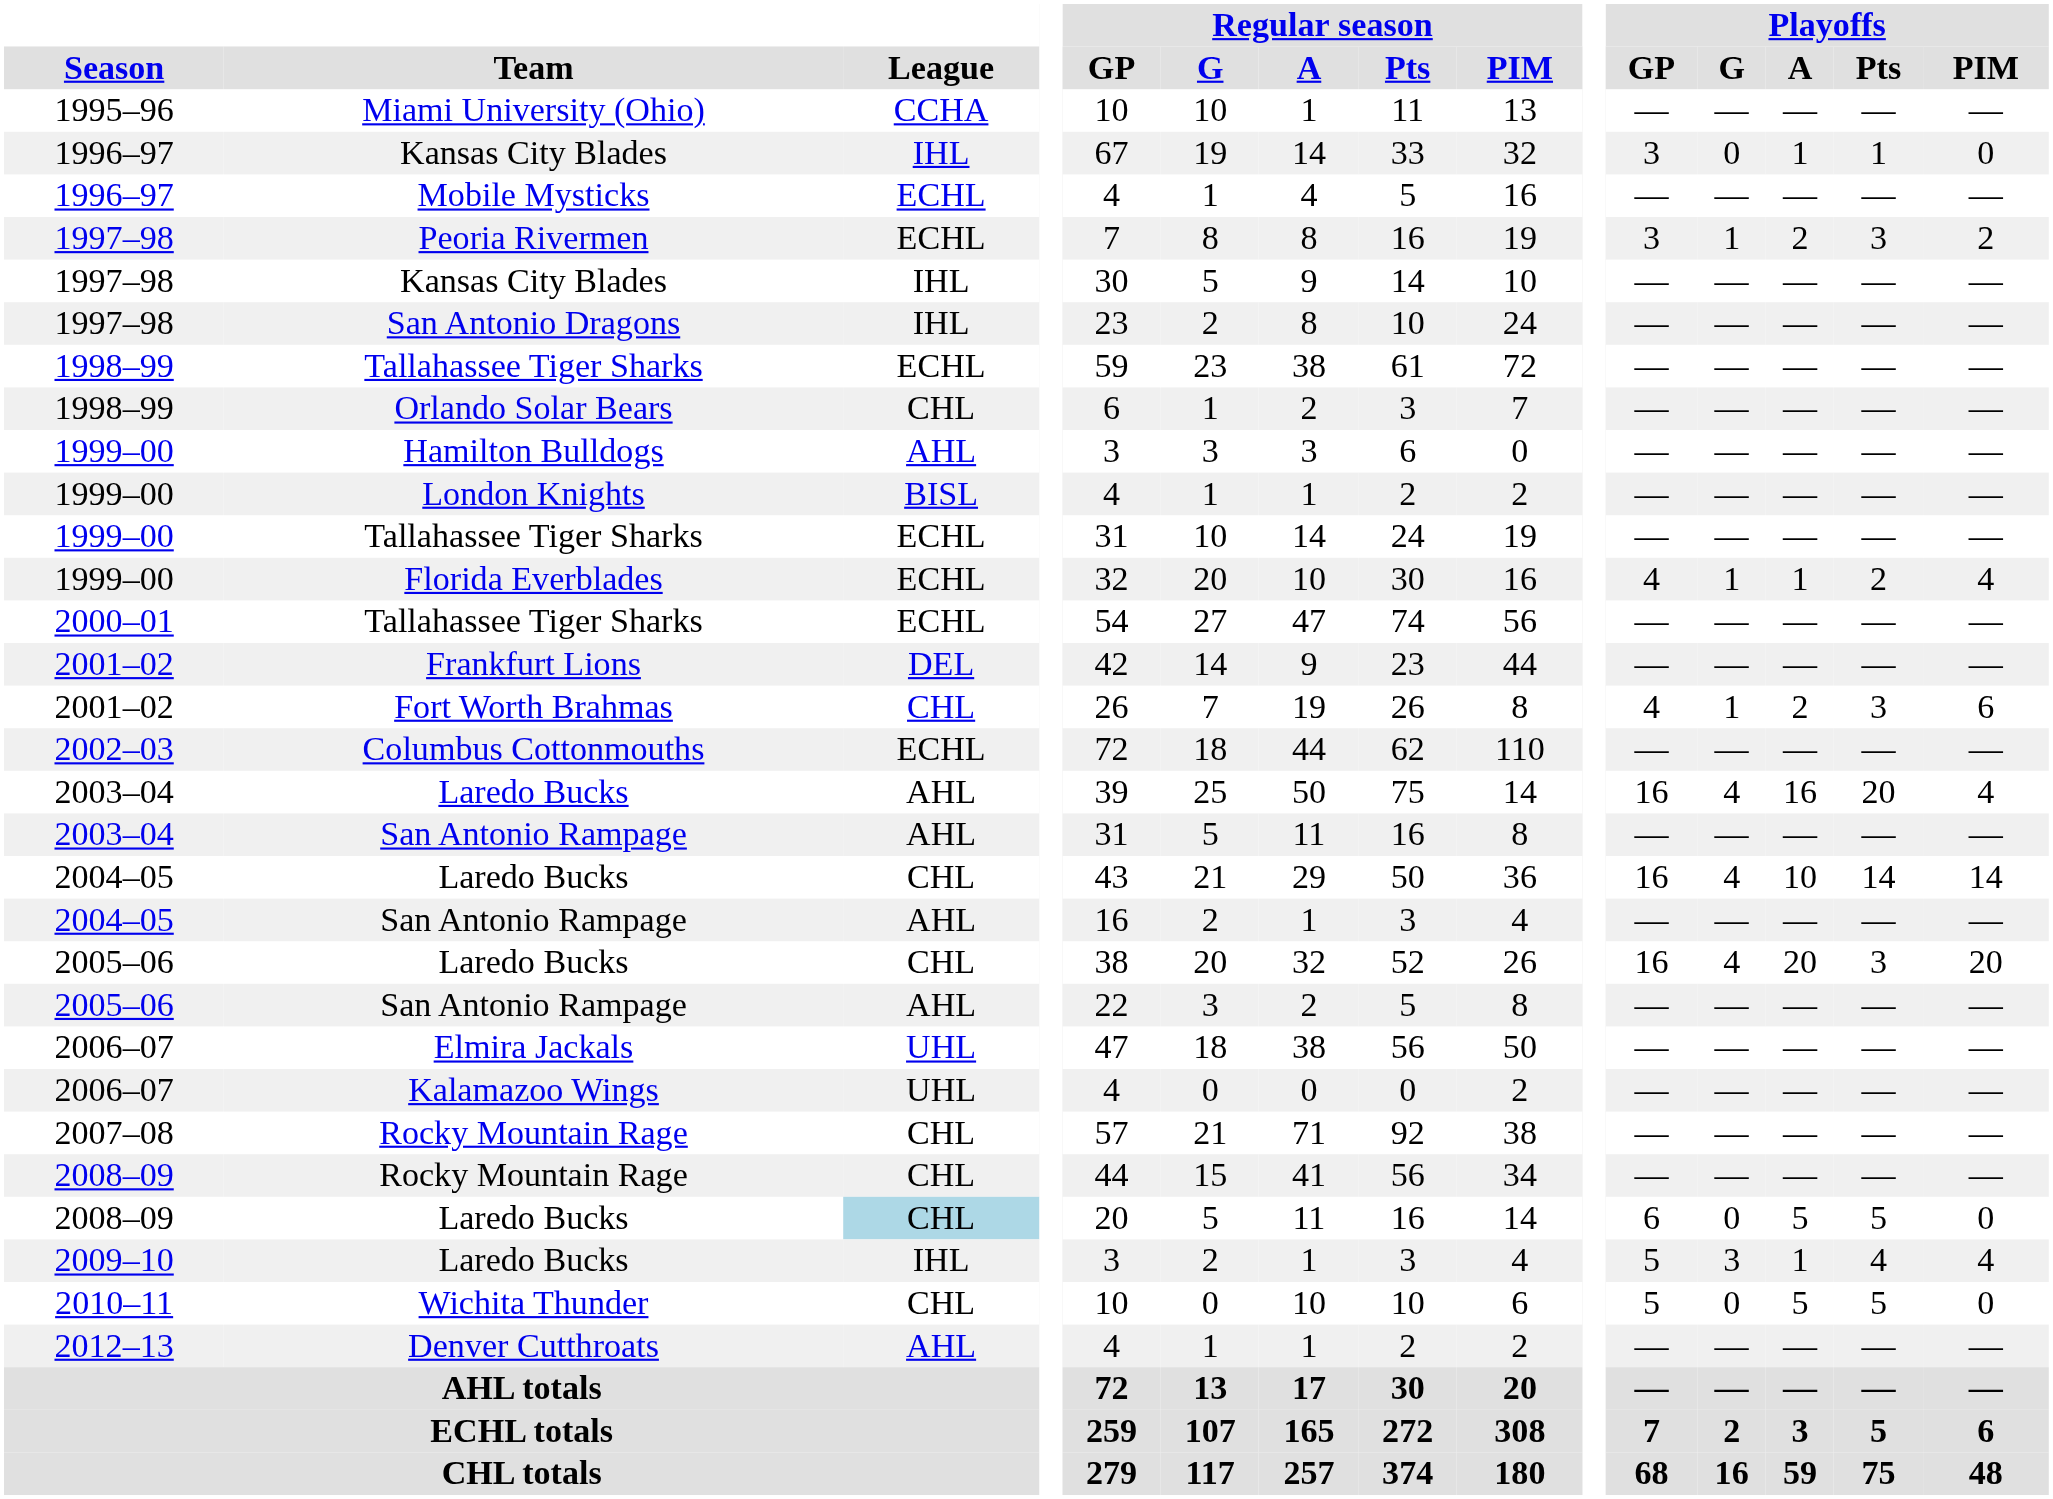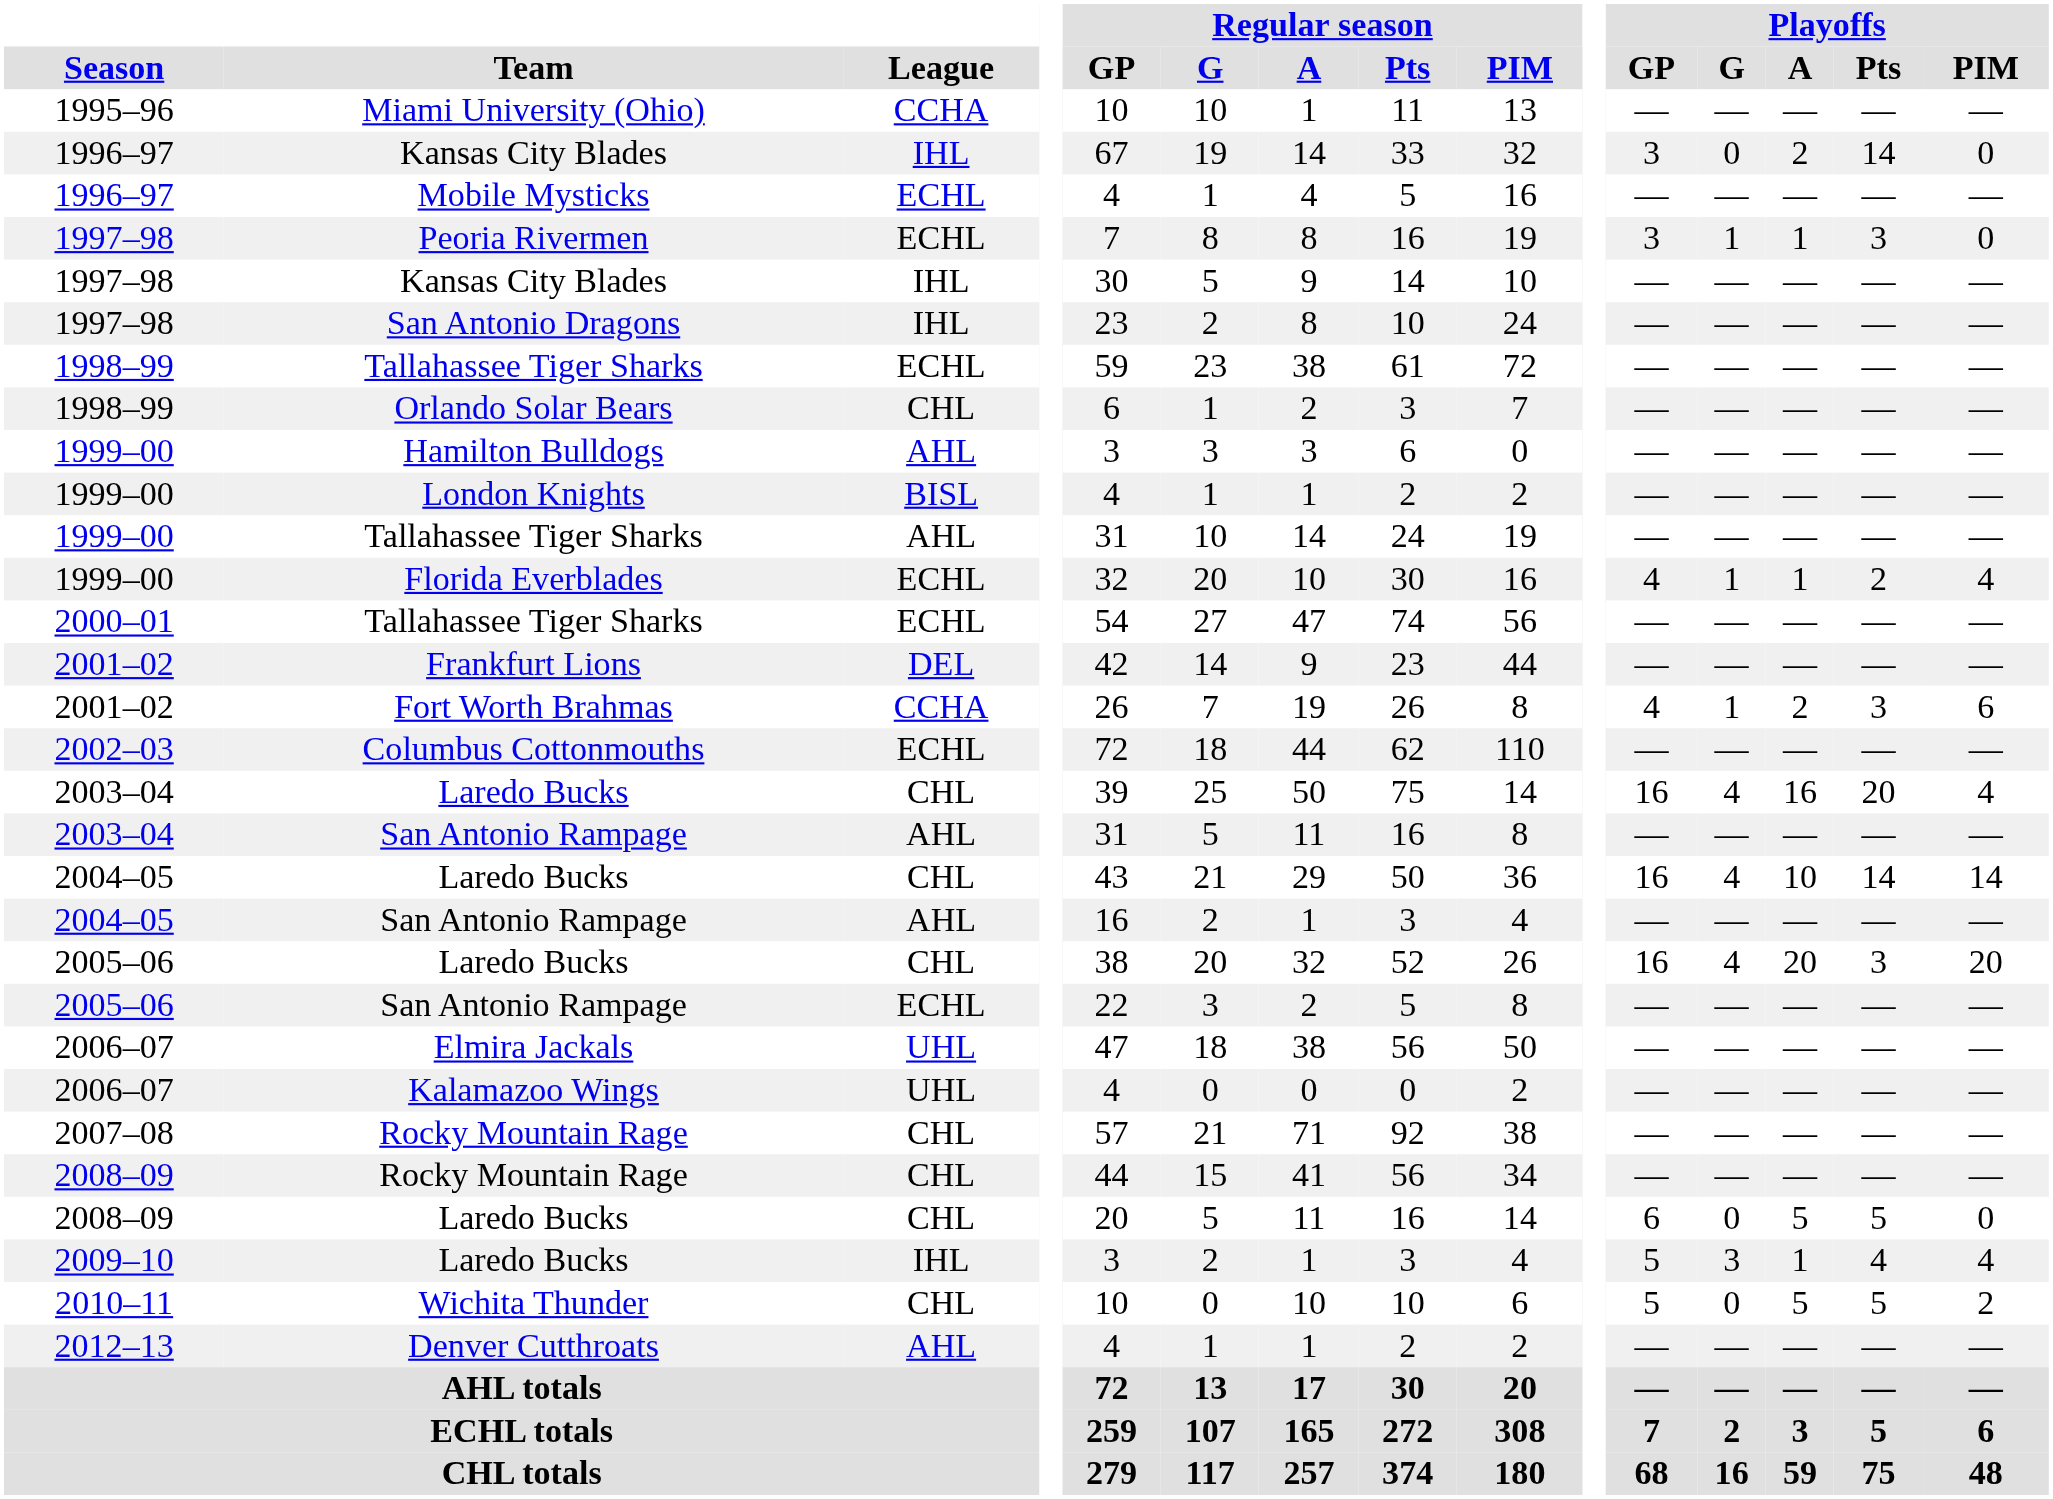(1800, 152) 1 -> (1800, 152) 2
(1878, 152) 1 -> (1878, 152) 14
(1800, 237) 2 -> (1800, 237) 1
(1986, 237) 2 -> (1986, 237) 0
(941, 535) ECHL -> (941, 535) AHL
(941, 706) CHL -> (941, 706) CCHA
(941, 791) AHL -> (941, 791) CHL
(941, 1004) AHL -> (941, 1004) ECHL
(941, 1217) lightblue background -> (941, 1217) no background
(1986, 1302) 0 -> (1986, 1302) 2
